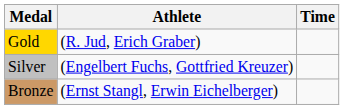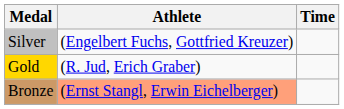rows swapped: (24, 41) <-> (27, 66)
(169, 91) no background -> (169, 91) lightsalmon background
